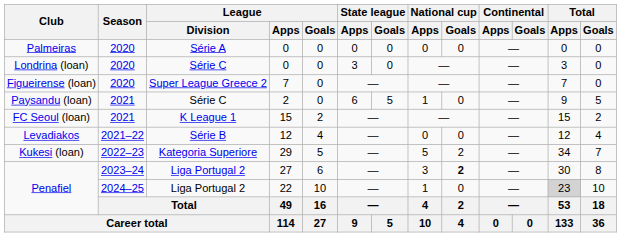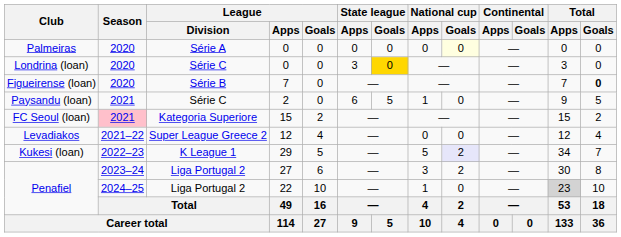(461, 48) no background -> (461, 48) lightyellow background
(390, 65) no background -> (390, 65) gold background
(208, 83) Super League Greece 2 -> (208, 83) Série B
(598, 83) normal -> (598, 83) bold
(122, 118) no background -> (122, 118) pink background
(208, 118) K League 1 -> (208, 118) Kategoria Superiore
(208, 135) Série B -> (208, 135) Super League Greece 2
(208, 153) Kategoria Superiore -> (208, 153) K League 1
(461, 153) no background -> (461, 153) lavender background
(461, 170) bold -> (461, 170) normal
